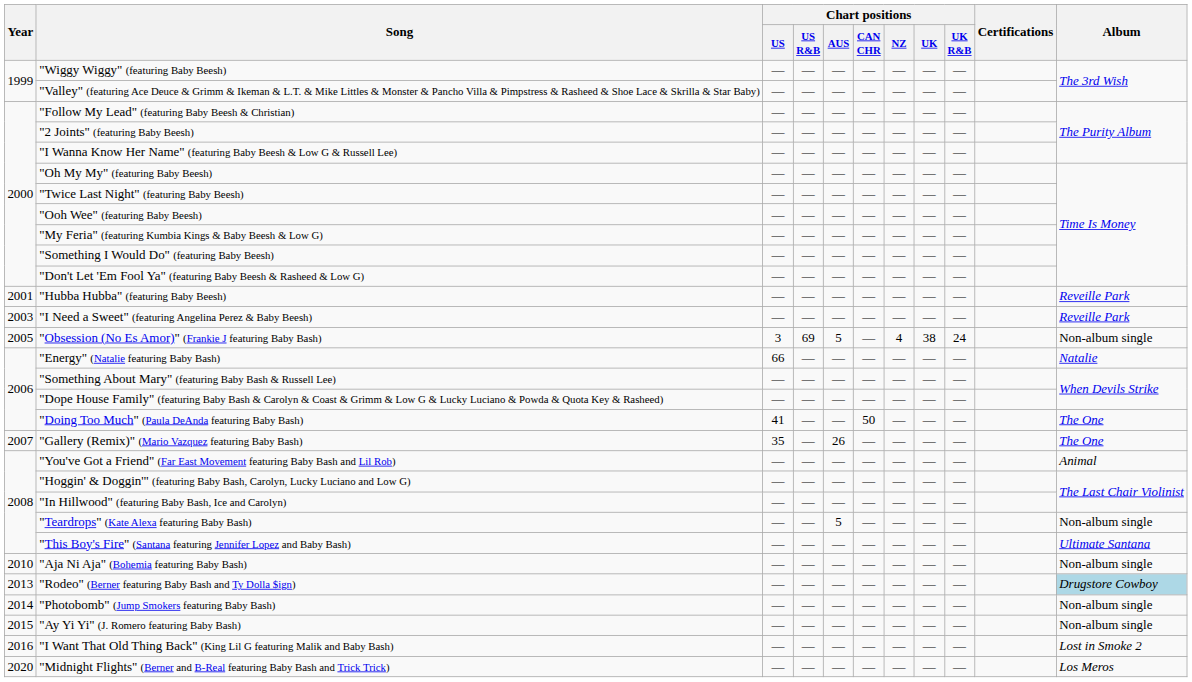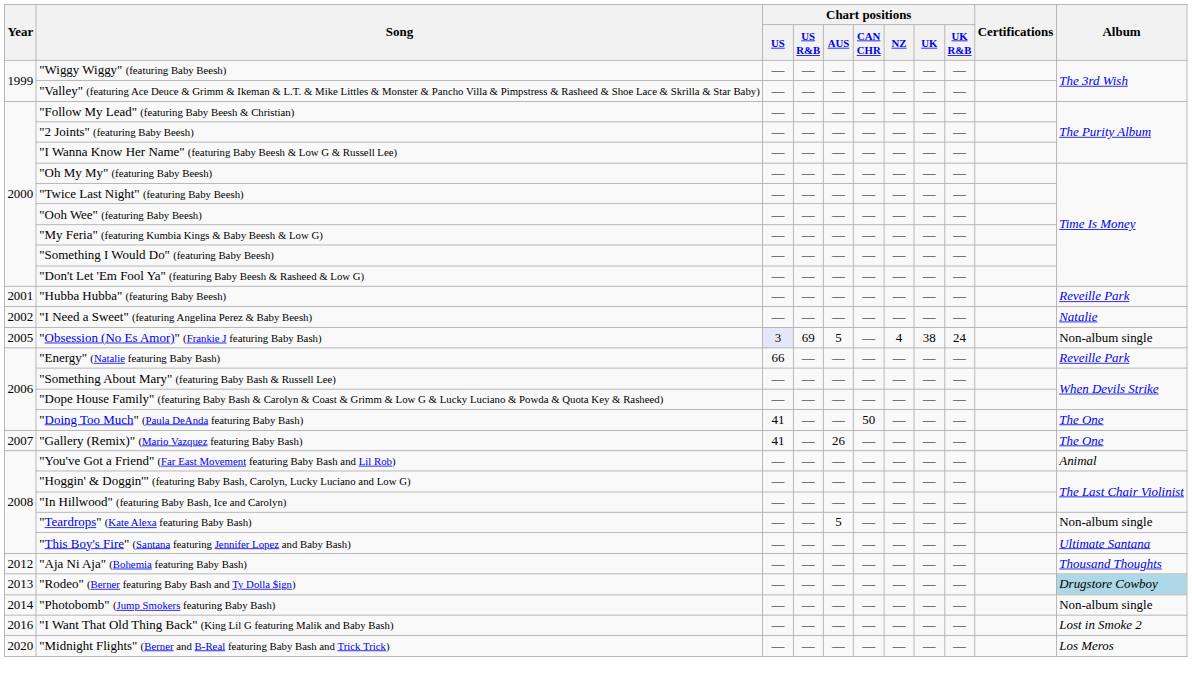(20, 317) 2003 -> (20, 317) 2002
(1094, 317) Reveille Park -> (1078, 317) Natalie
(778, 337) no background -> (778, 337) lavender background
(1078, 358) Natalie -> (1094, 358) Reveille Park
(778, 440) 35 -> (778, 440) 41
(20, 563) 2010 -> (20, 563) 2012
(1106, 563) Non-album single -> (1111, 563) Thousand Thoughts
- row: (140, 625)
